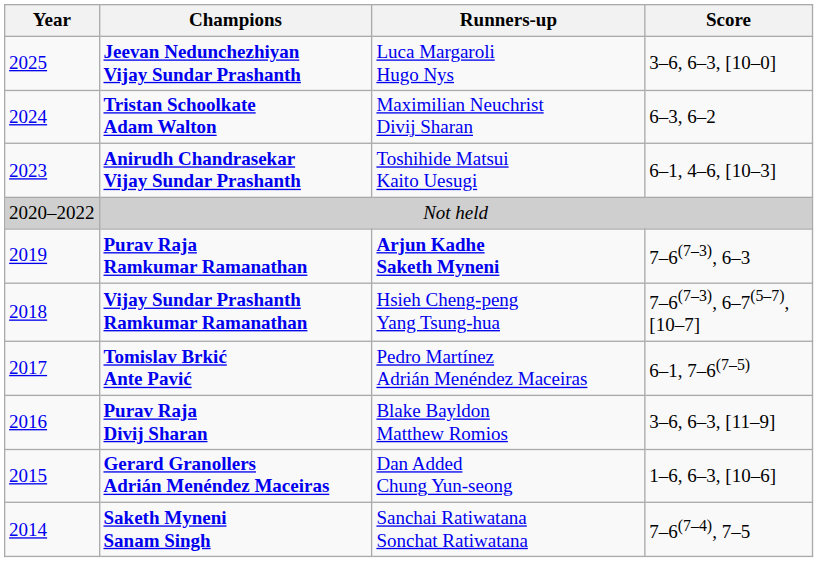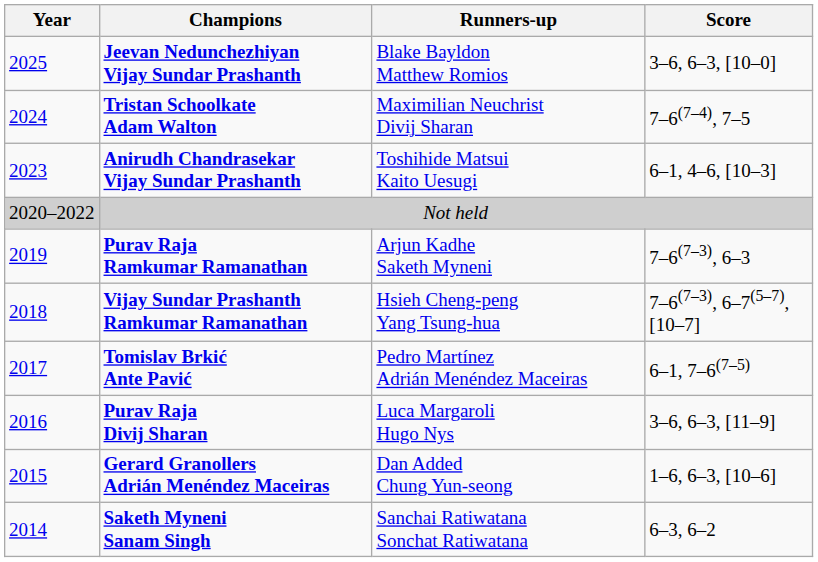(436, 63) Luca Margaroli Hugo Nys -> (442, 63) Blake Bayldon Matthew Romios
(683, 116) 6–3, 6–2 -> (700, 116) 7–6(7–4), 7–5
(438, 255) bold -> (434, 255) normal
(442, 422) Blake Bayldon Matthew Romios -> (436, 422) Luca Margaroli Hugo Nys
(700, 529) 7–6(7–4), 7–5 -> (683, 529) 6–3, 6–2
